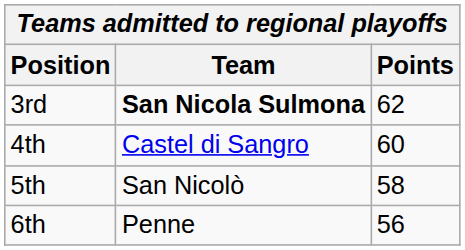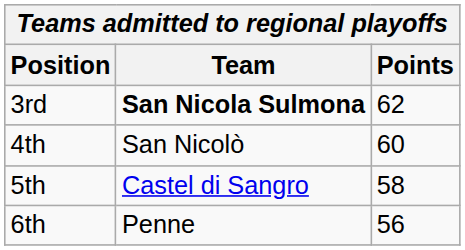(215, 144) Castel di Sangro -> (183, 144) San Nicolò
(183, 184) San Nicolò -> (215, 184) Castel di Sangro
